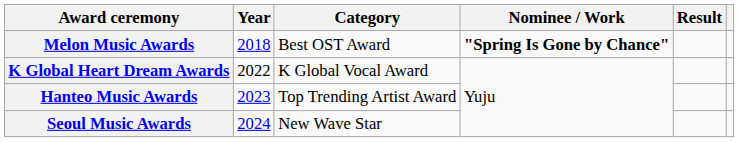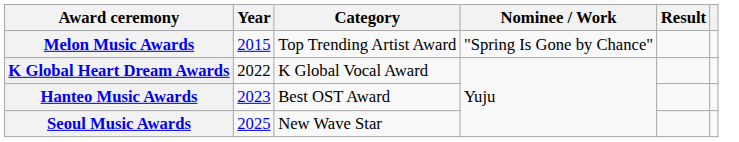(254, 44) 2018 -> (254, 44) 2015
(334, 44) Best OST Award -> (367, 44) Top Trending Artist Award
(567, 44) bold -> (559, 44) normal
(367, 96) Top Trending Artist Award -> (334, 96) Best OST Award
(254, 123) 2024 -> (254, 123) 2025
